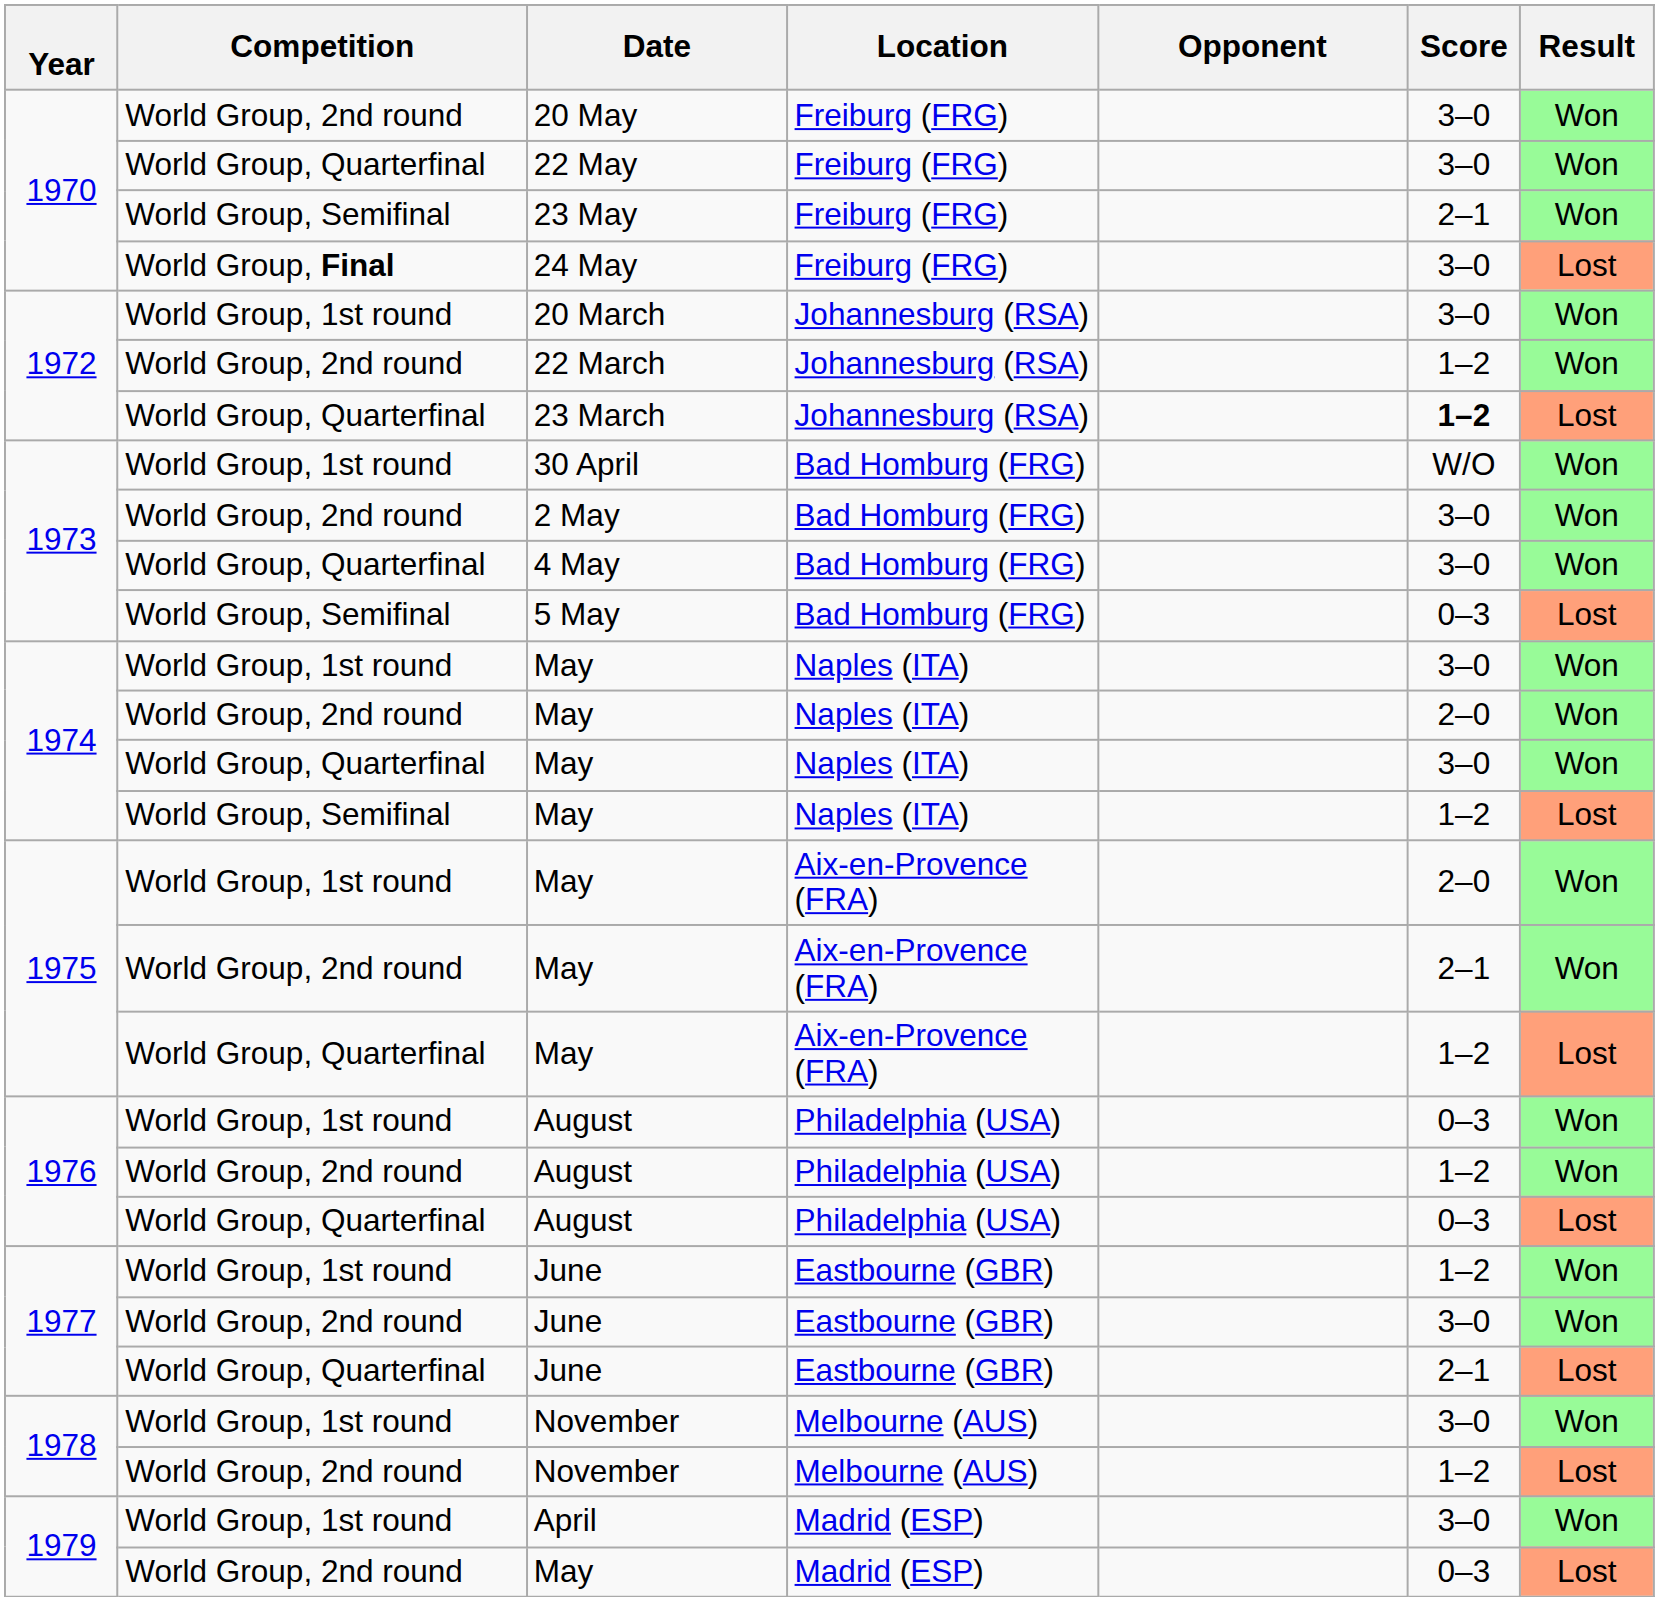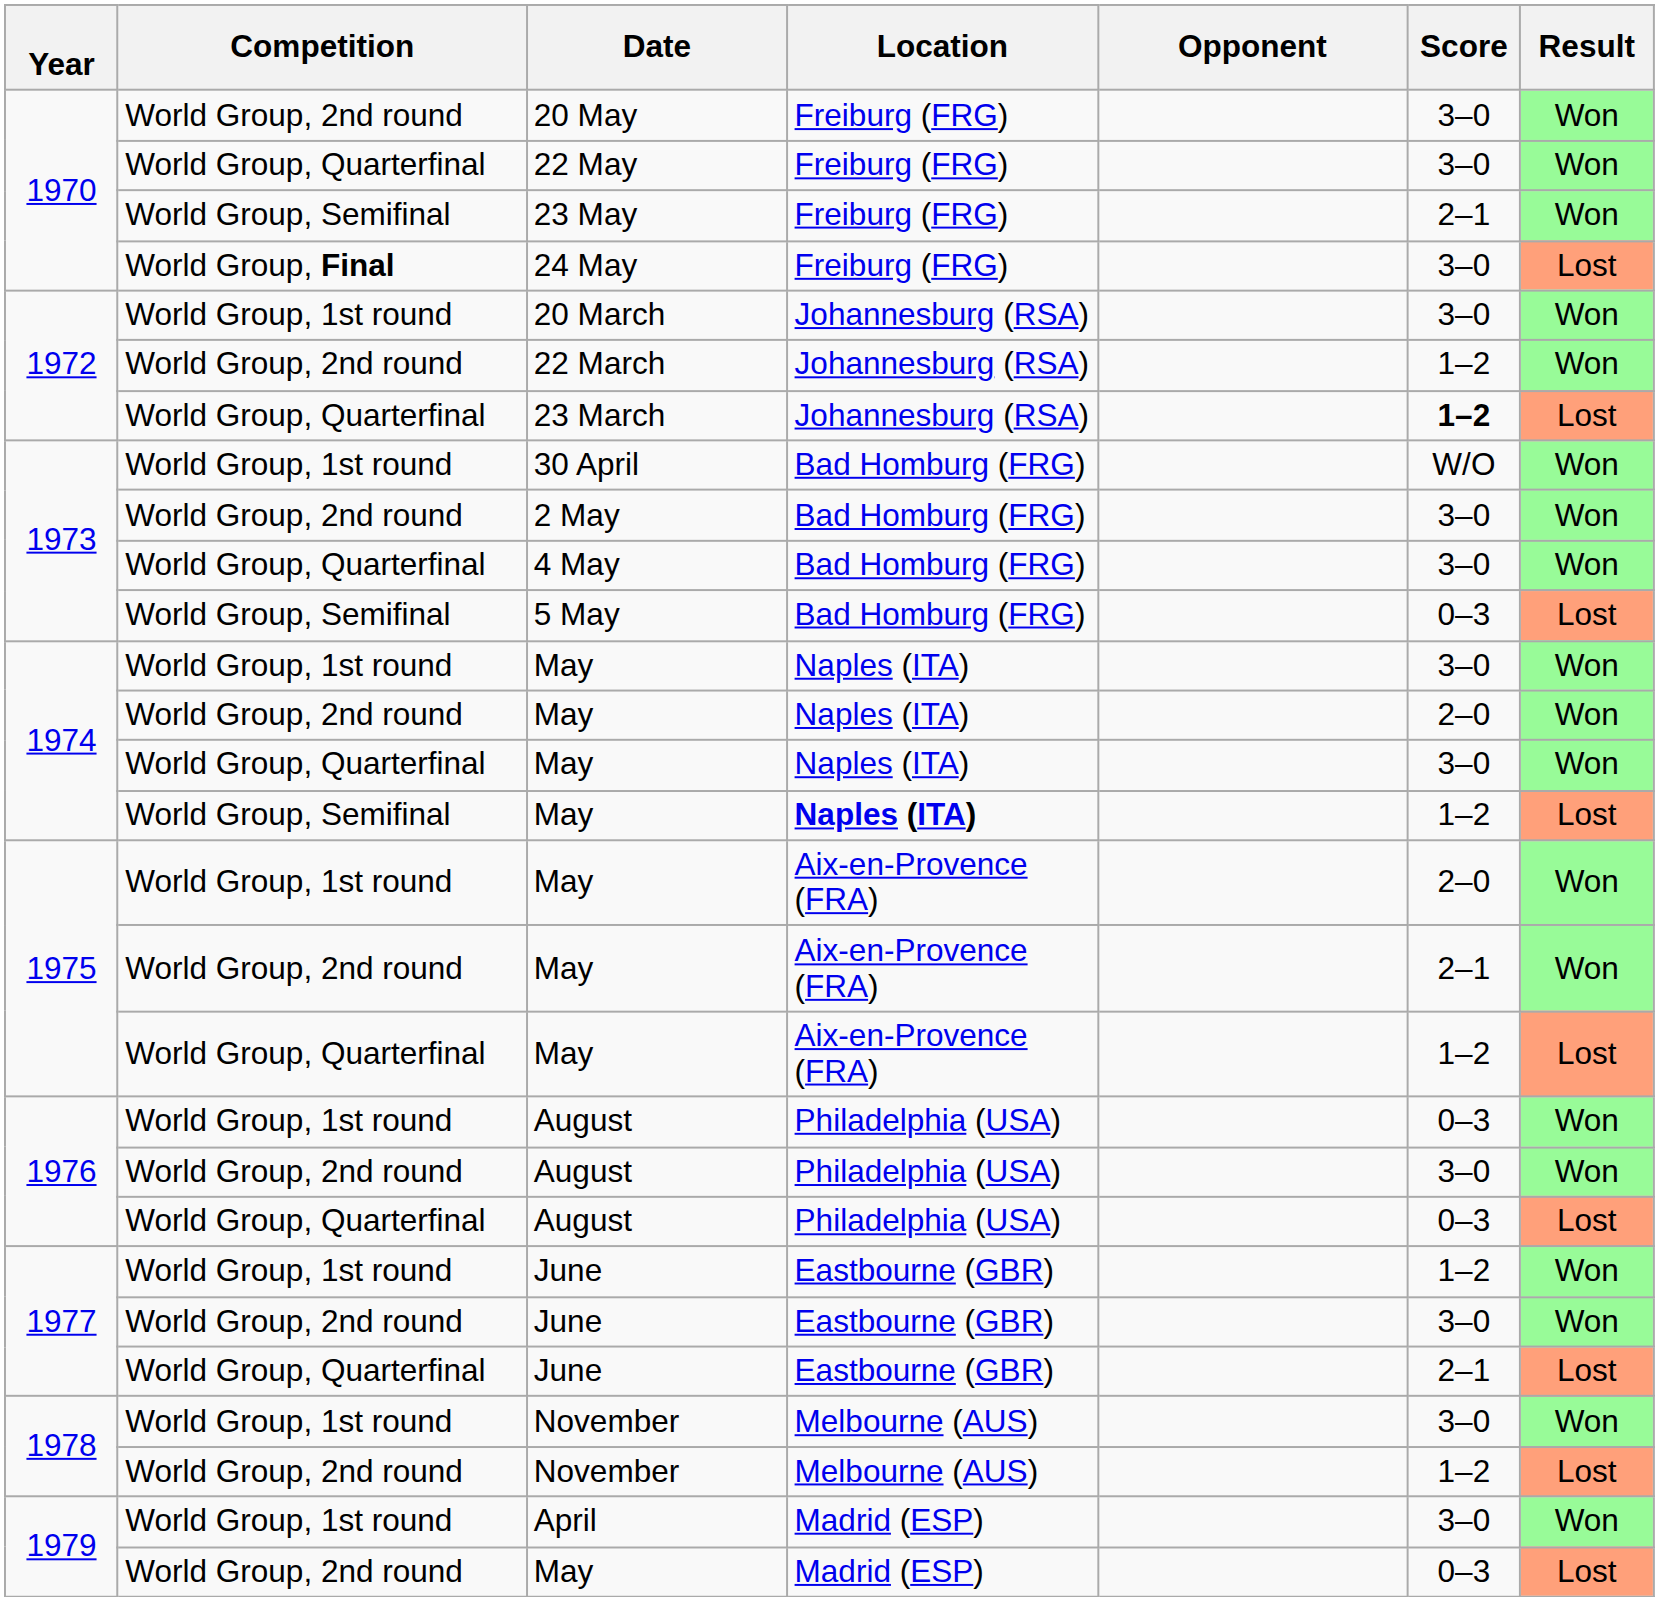(882, 814) normal -> (885, 814) bold
(1464, 1171) 1–2 -> (1464, 1171) 3–0
